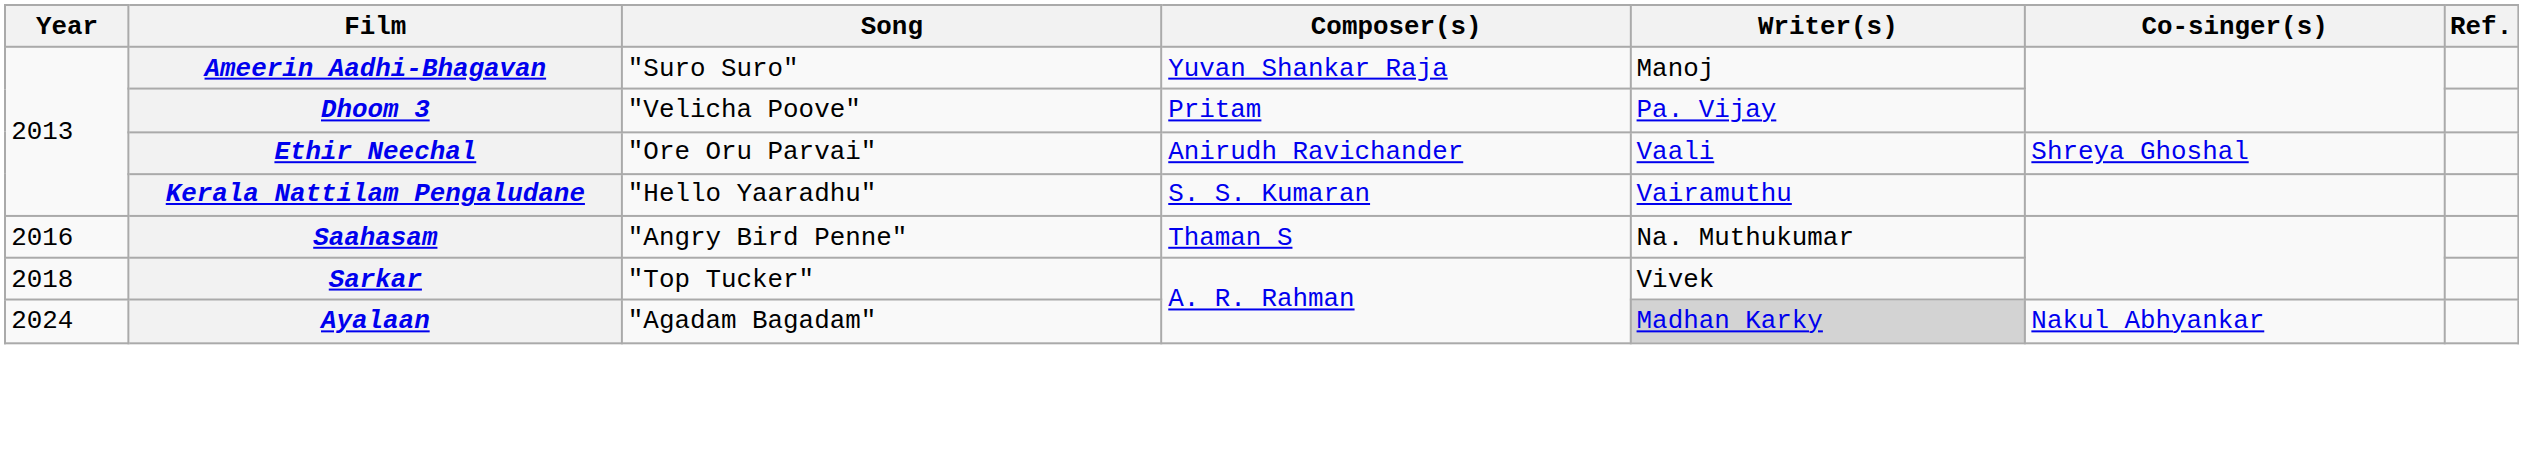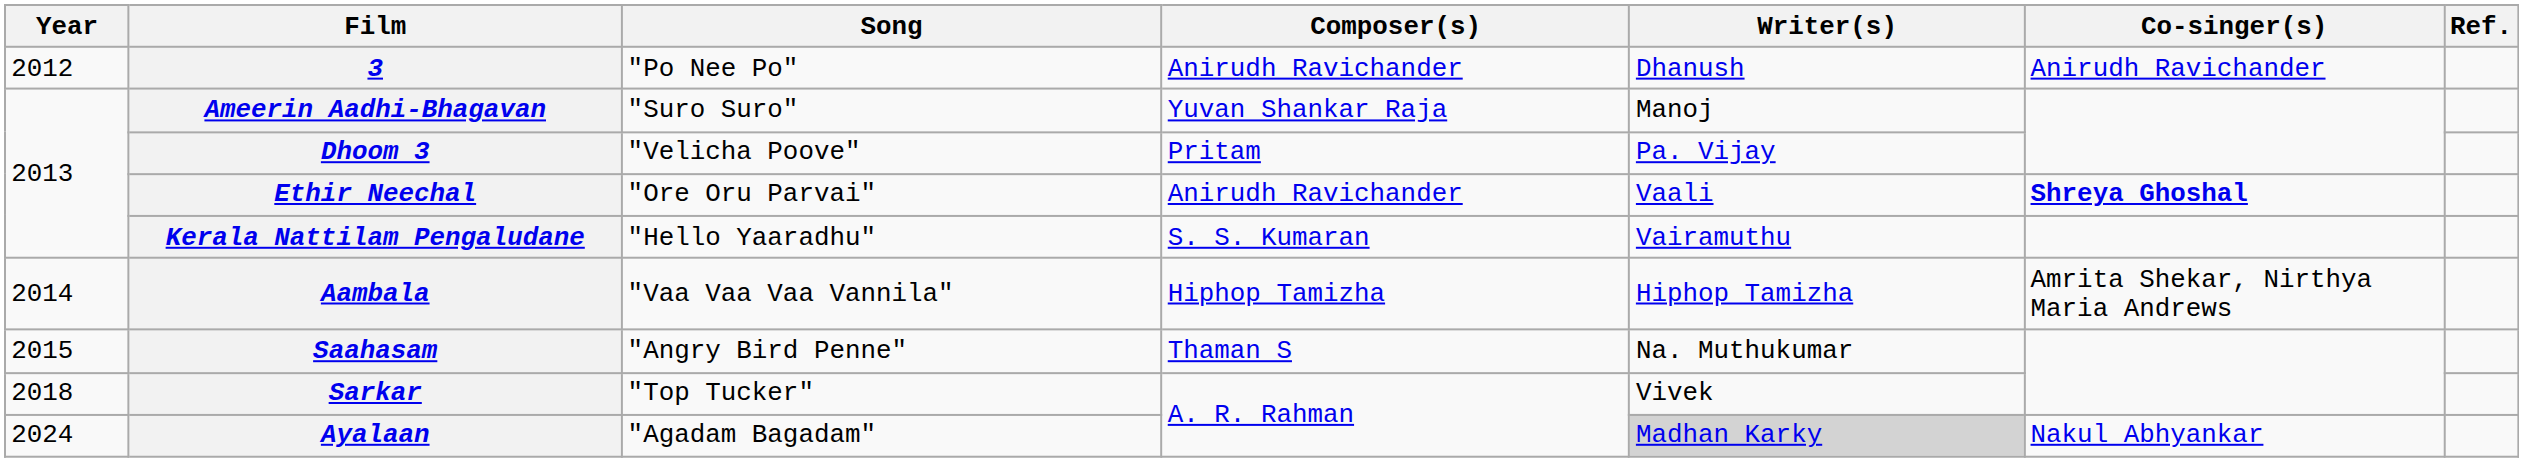+ row: (375, 68)
(2140, 153) normal -> (2139, 195) bold
+ row: (375, 294)
(42, 237) 2016 -> (42, 351) 2015
